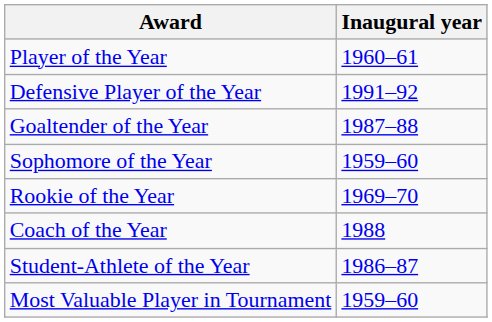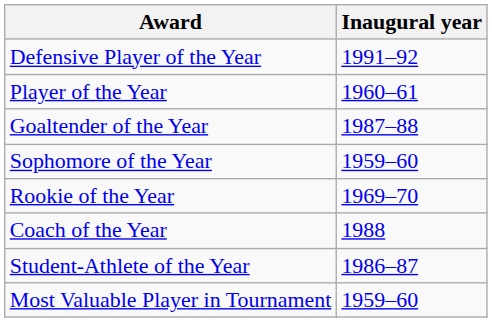rows swapped: (88, 56) <-> (135, 91)
